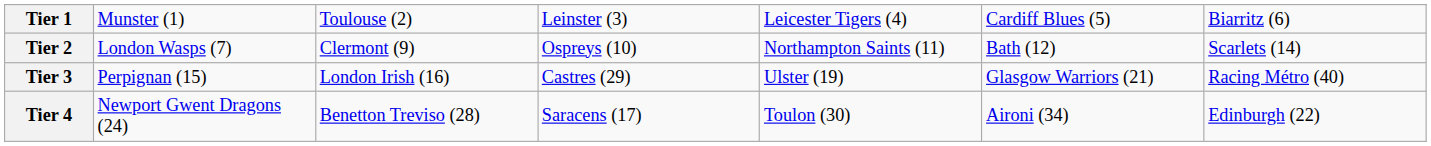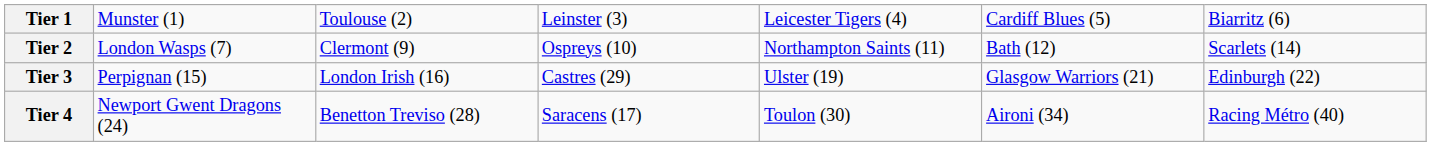(1276, 76) Racing Métro (40) -> (1264, 76) Edinburgh (22)
(1264, 116) Edinburgh (22) -> (1276, 116) Racing Métro (40)
